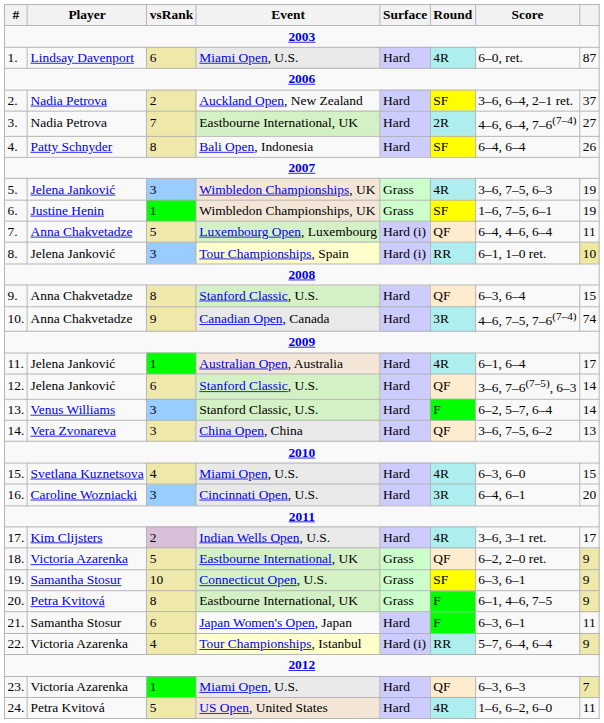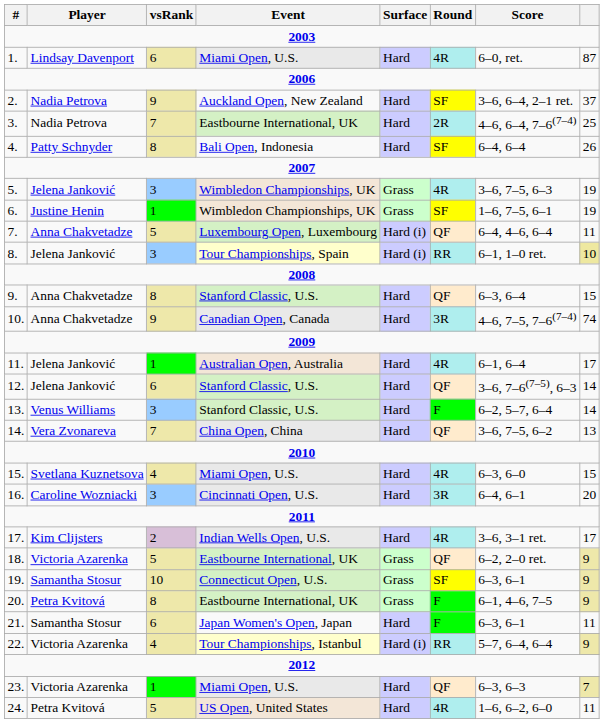(153, 100) 2 -> (153, 100) 9
(589, 123) 27 -> (589, 123) 25
(153, 431) 3 -> (153, 431) 7
